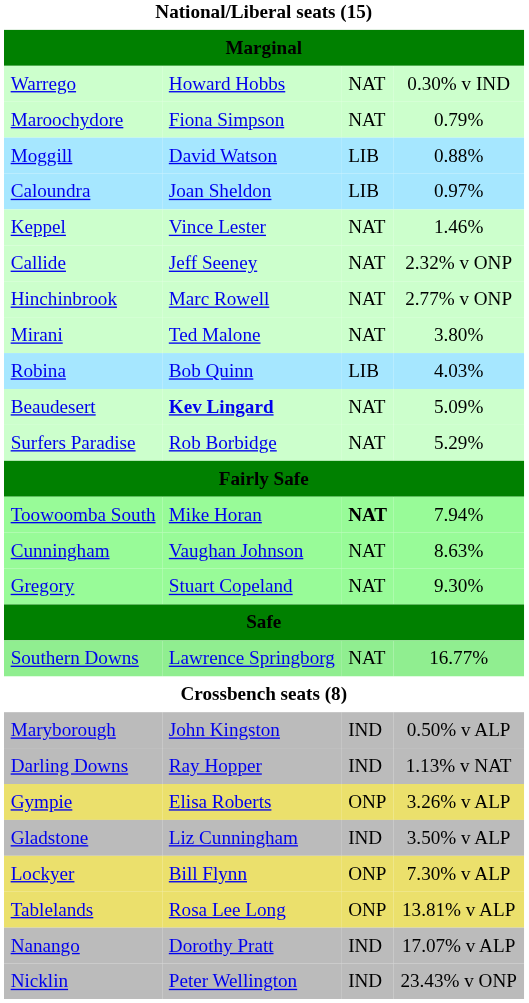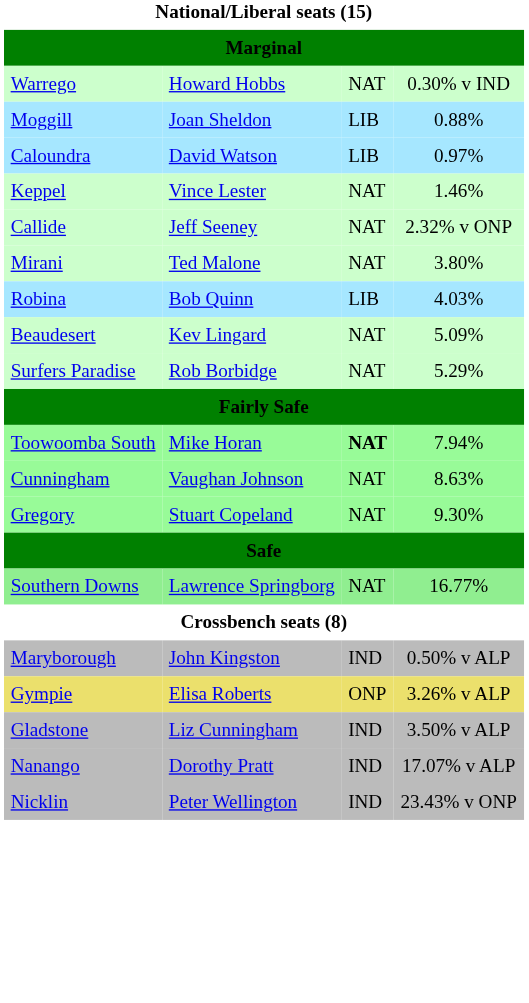- row: (67, 119)
(223, 155) David Watson -> (220, 119) Joan Sheldon
(220, 190) Joan Sheldon -> (223, 155) David Watson
- row: (64, 298)
(221, 406) bold -> (217, 334) normal
- row: (69, 765)
- row: (43, 873)
- row: (52, 909)
